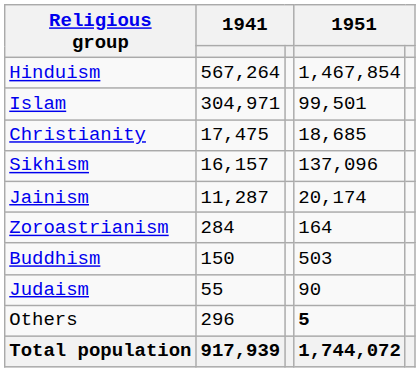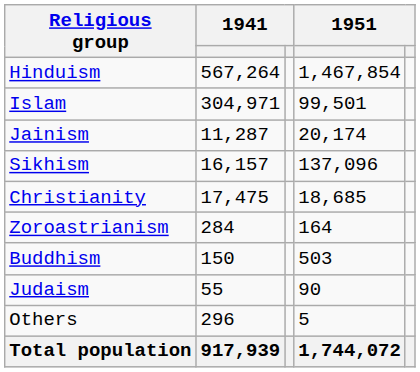rows swapped: (78, 135) <-> (49, 197)
(304, 321) bold -> (304, 321) normal
